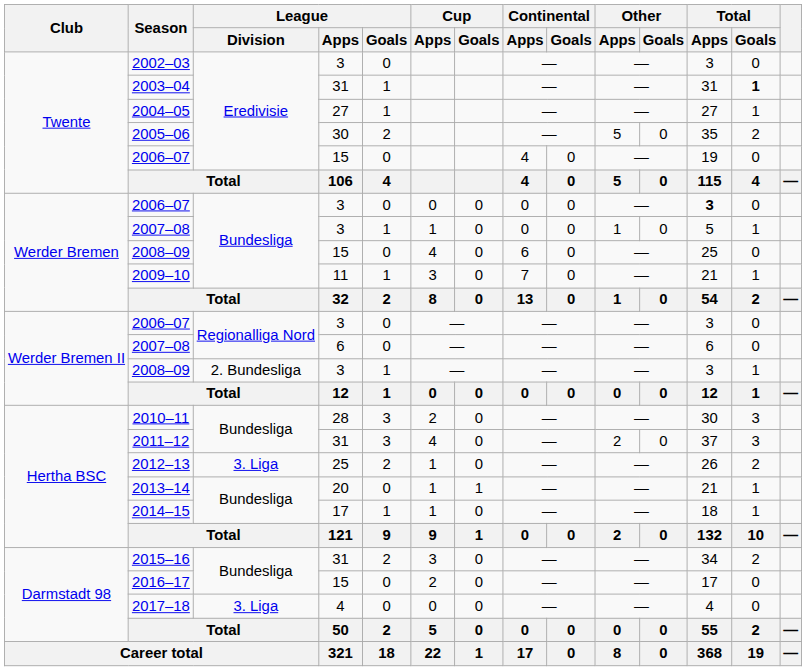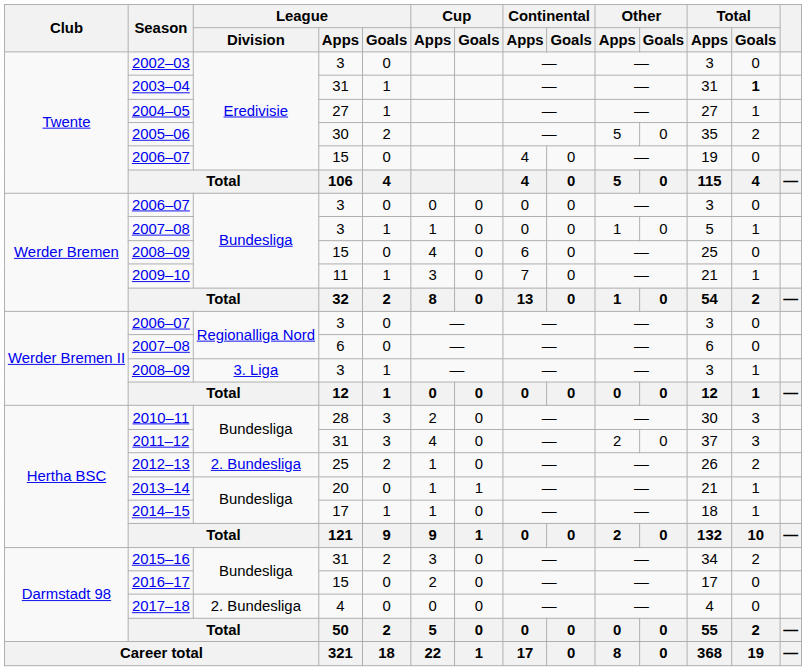(710, 205) bold -> (710, 205) normal
(256, 370) 2. Bundesliga -> (256, 370) 3. Liga
(256, 464) 3. Liga -> (256, 464) 2. Bundesliga
(256, 606) 3. Liga -> (256, 606) 2. Bundesliga
